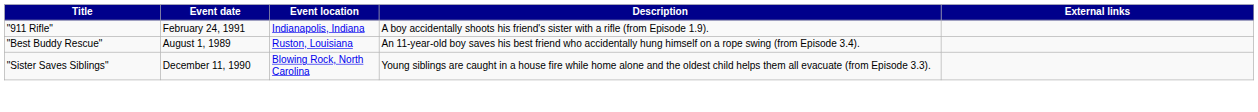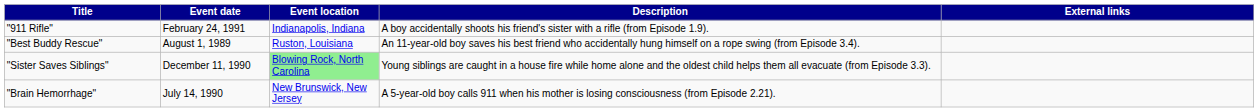(318, 66) no background -> (318, 66) lightgreen background
+ row: (51, 93)
